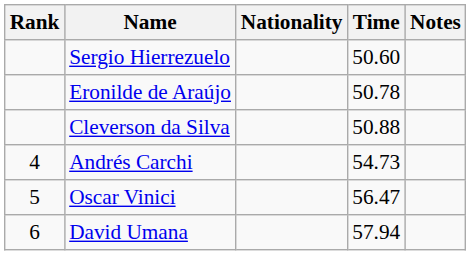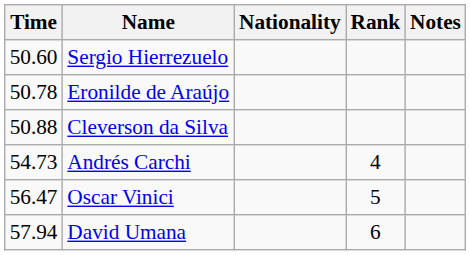columns swapped: (34, 22) <-> (376, 22)
